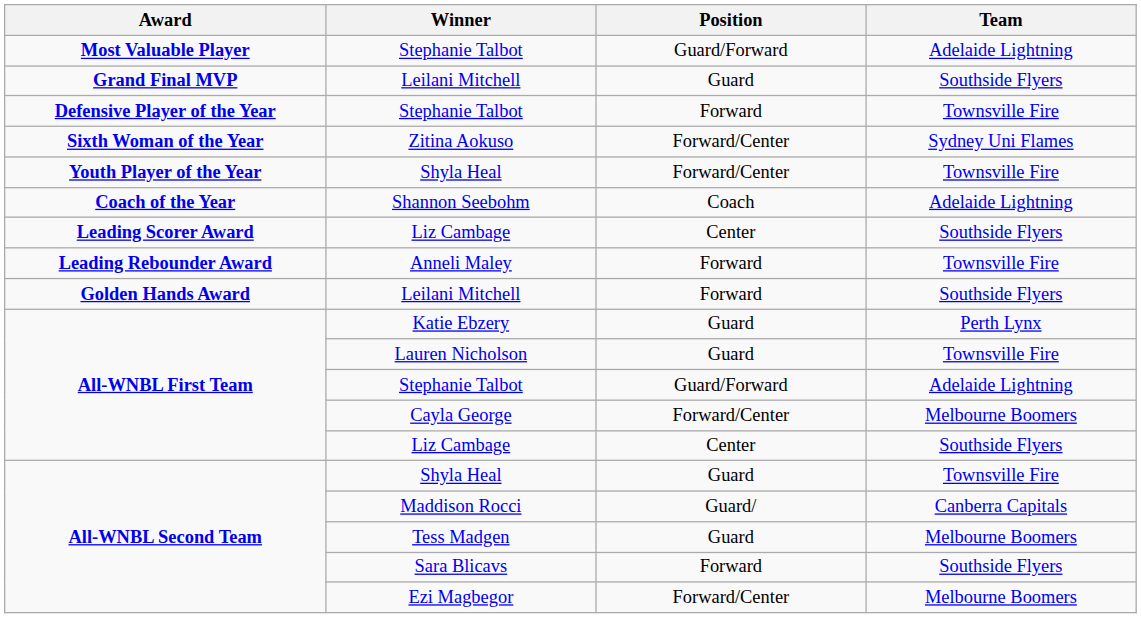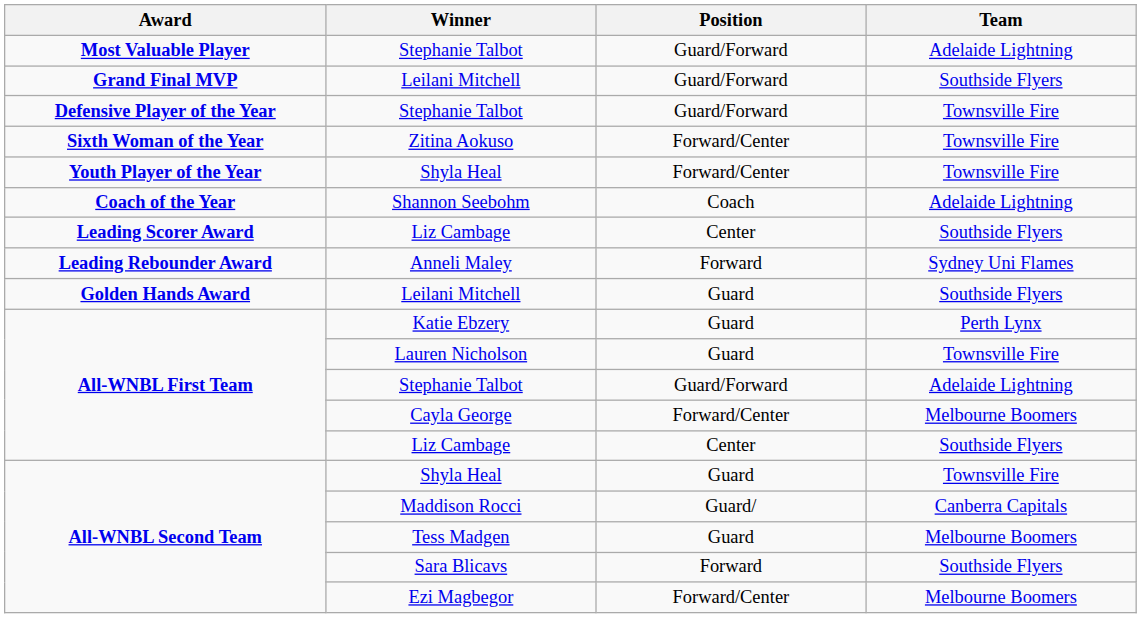(731, 80) Guard -> (731, 80) Guard/Forward
(731, 111) Forward -> (731, 111) Guard/Forward
(1001, 141) Sydney Uni Flames -> (1001, 141) Townsville Fire
(1001, 263) Townsville Fire -> (1001, 263) Sydney Uni Flames
(731, 293) Forward -> (731, 293) Guard
